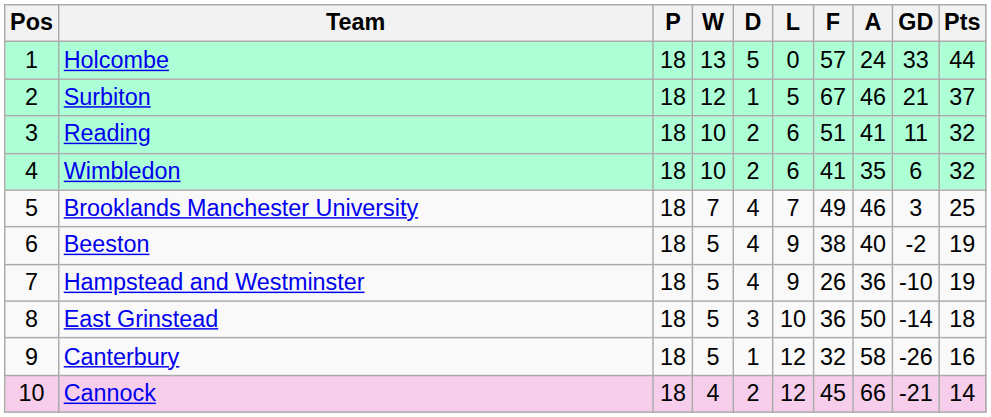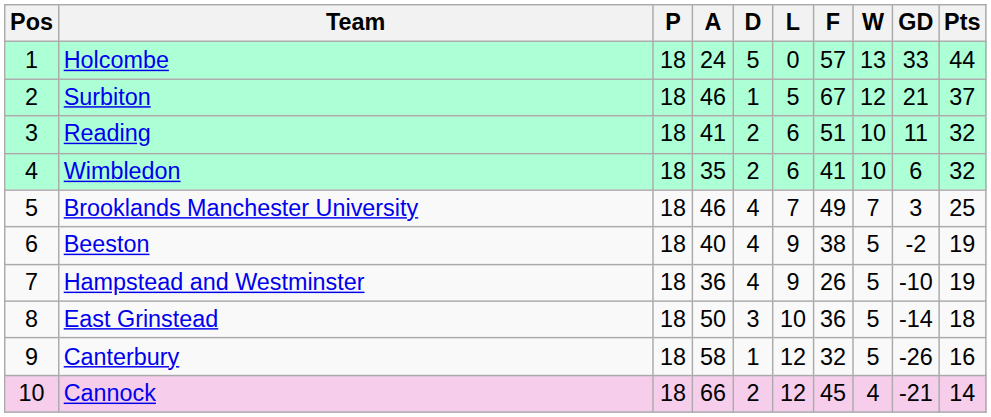columns swapped: (713, 23) <-> (873, 23)
